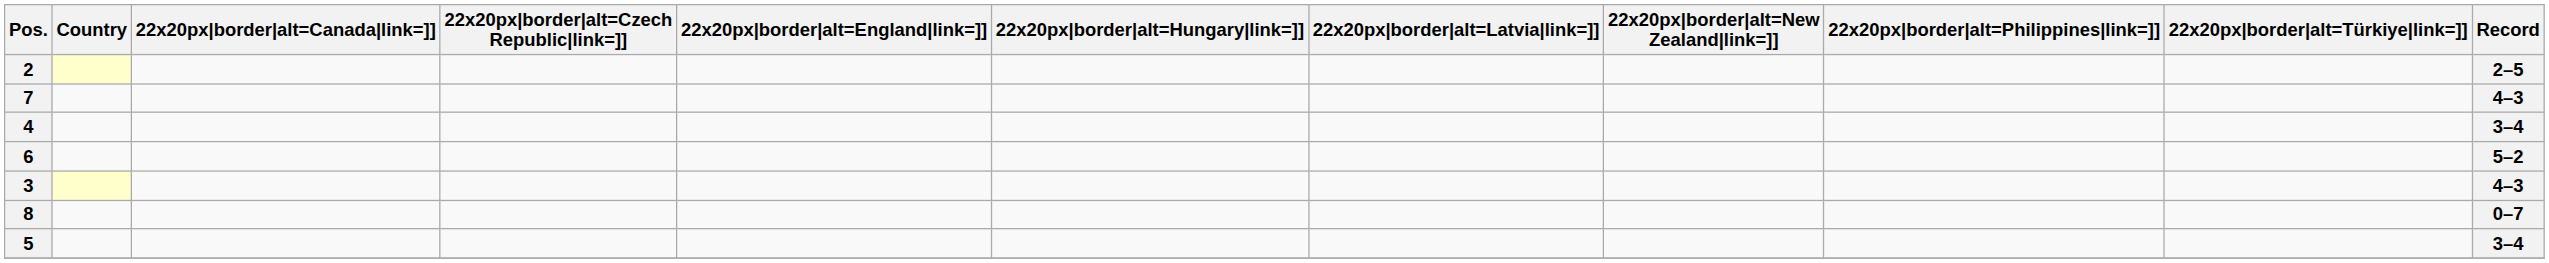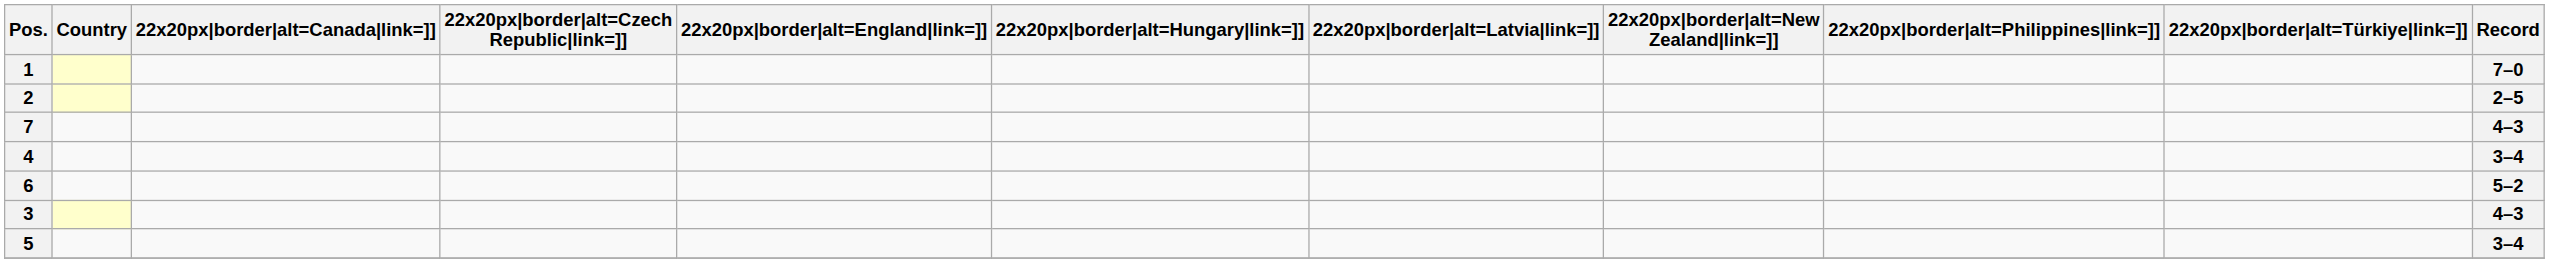+ row: (28, 69)
- row: (28, 215)
